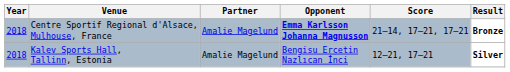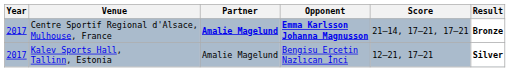(17, 30) 2018 -> (17, 30) 2017
(240, 30) normal -> (240, 30) bold
(17, 55) 2018 -> (17, 55) 2017
